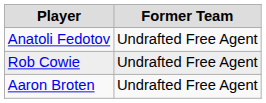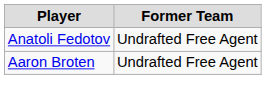- row: (44, 62)
